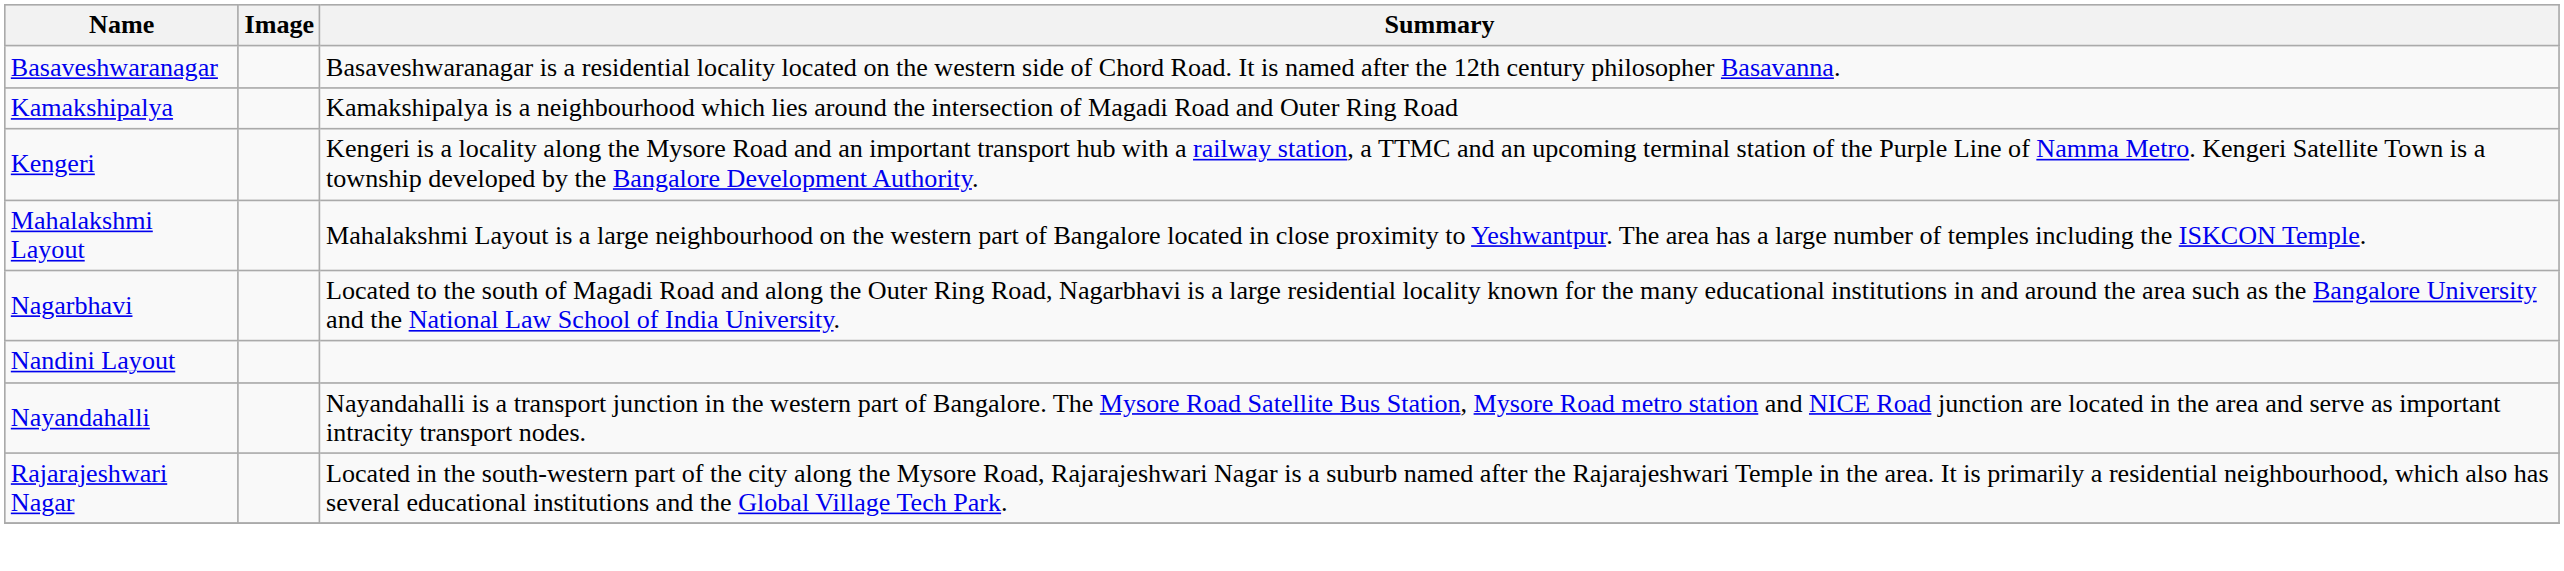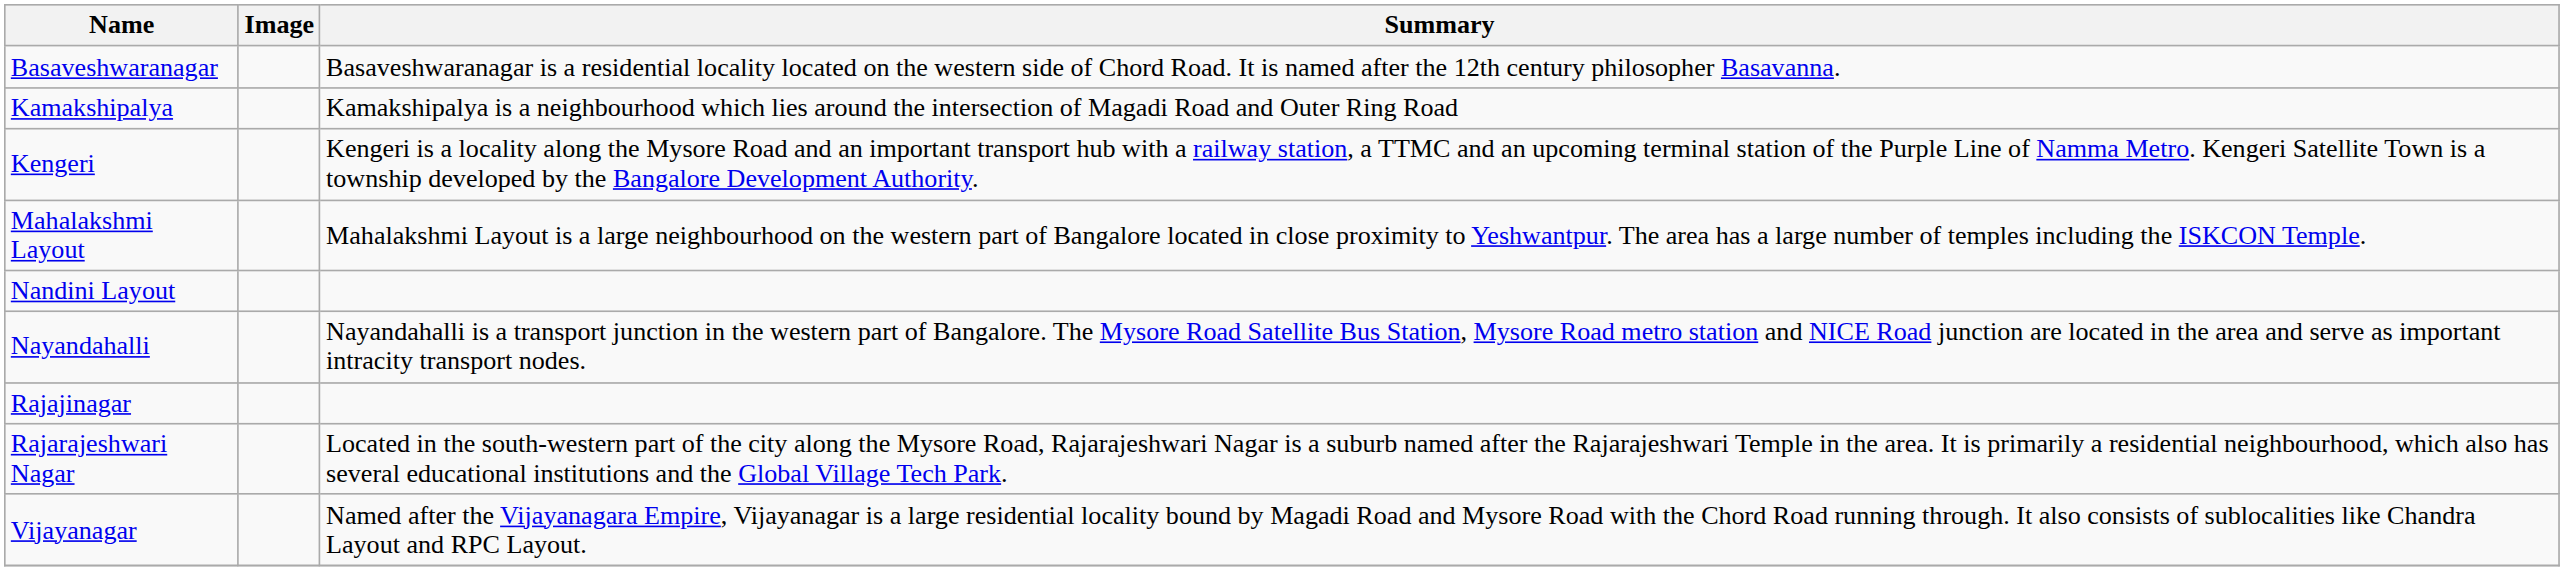- row: (72, 305)
+ row: (71, 402)
+ row: (74, 529)
